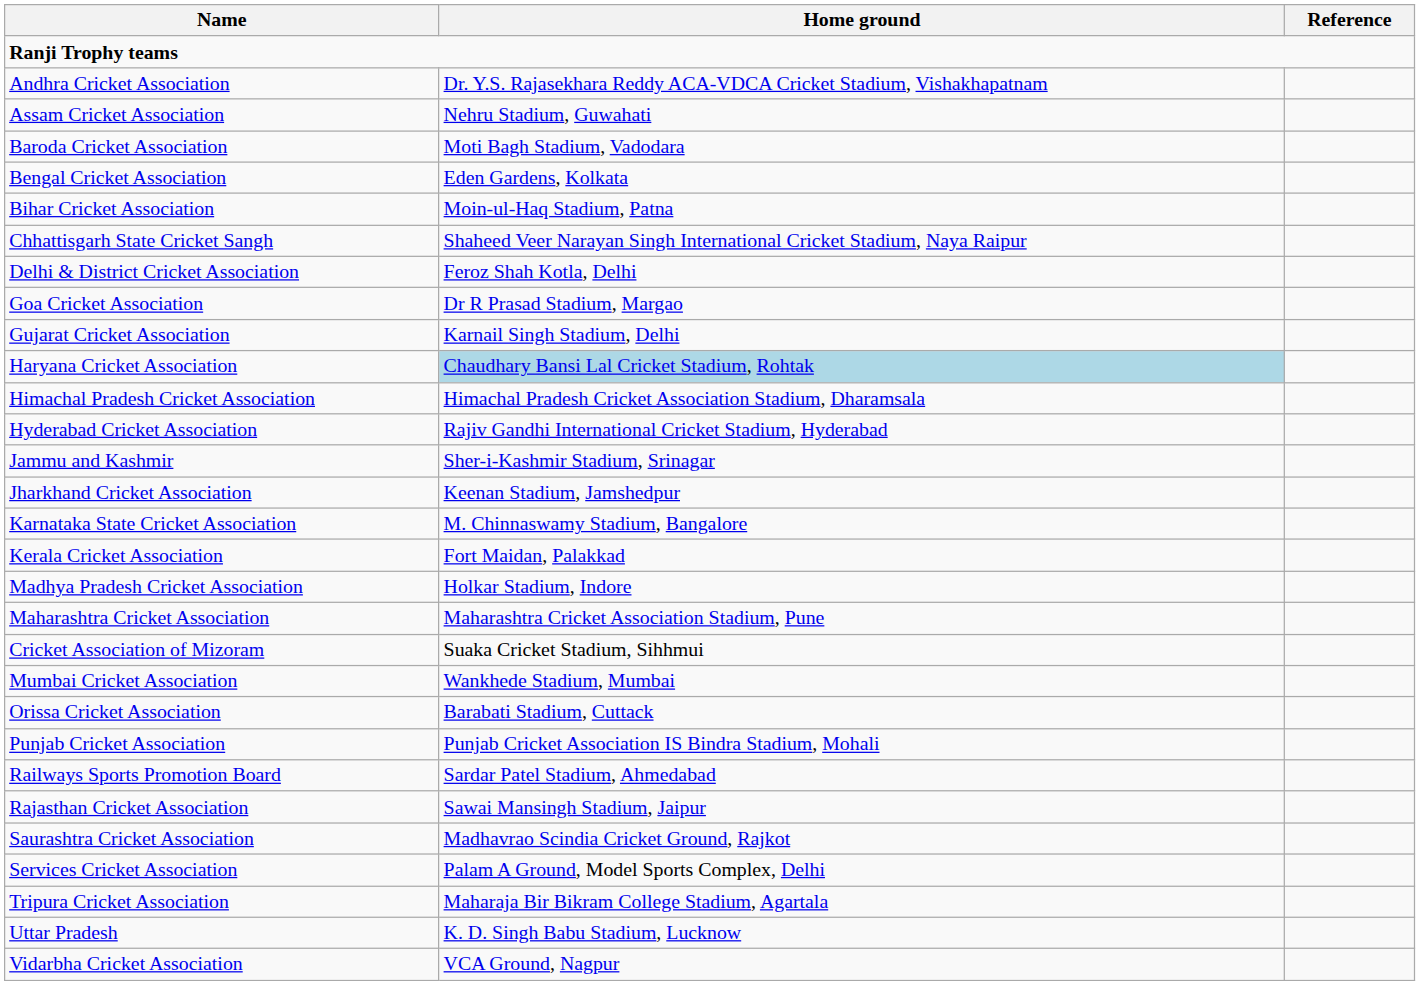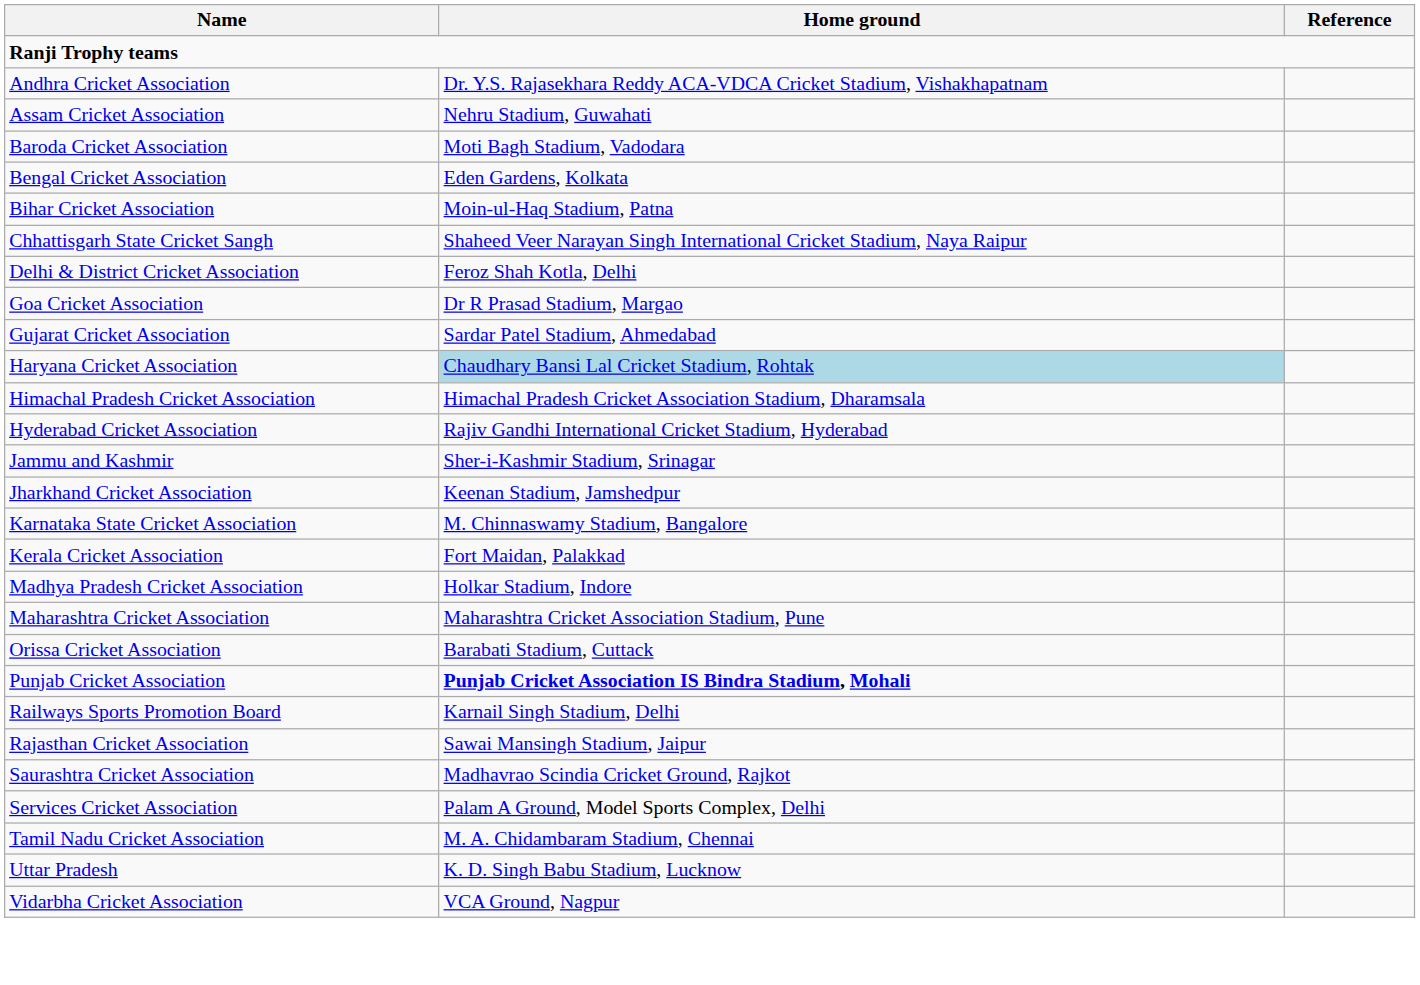(562, 334) Karnail Singh Stadium, Delhi -> (580, 334) Sardar Patel Stadium, Ahmedabad
- row: (137, 649)
- row: (123, 680)
(662, 743) normal -> (677, 680) bold
(580, 775) Sardar Patel Stadium, Ahmedabad -> (562, 712) Karnail Singh Stadium, Delhi
+ row: (137, 838)
- row: (119, 901)
